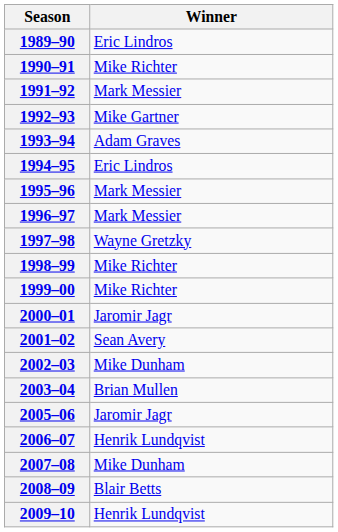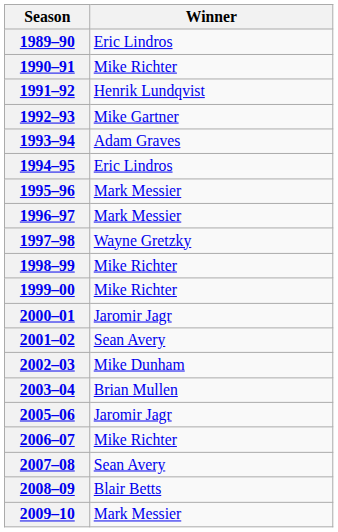(137, 91) Mark Messier -> (149, 91) Henrik Lundqvist
(149, 439) Henrik Lundqvist -> (135, 439) Mike Richter
(139, 464) Mike Dunham -> (130, 464) Sean Avery
(149, 514) Henrik Lundqvist -> (137, 514) Mark Messier
